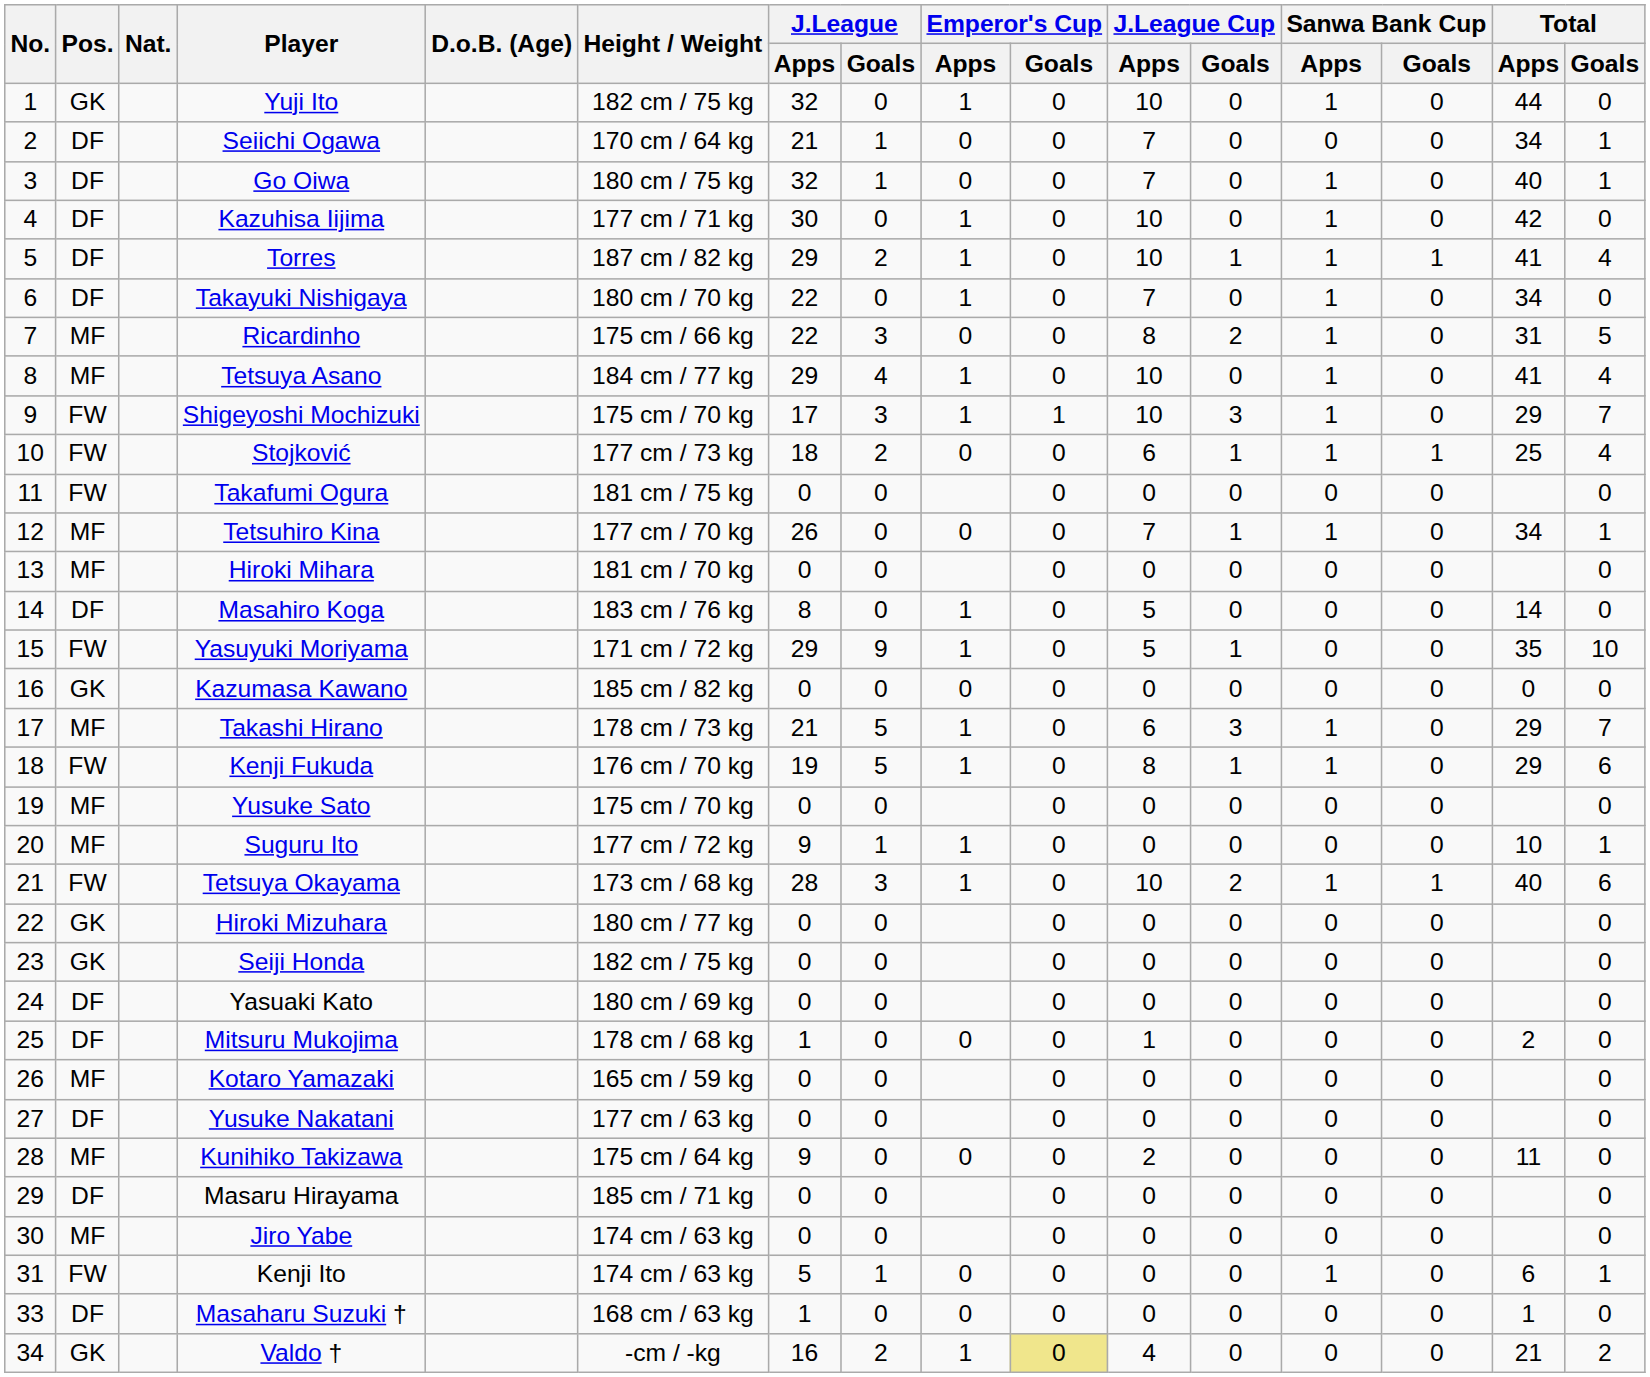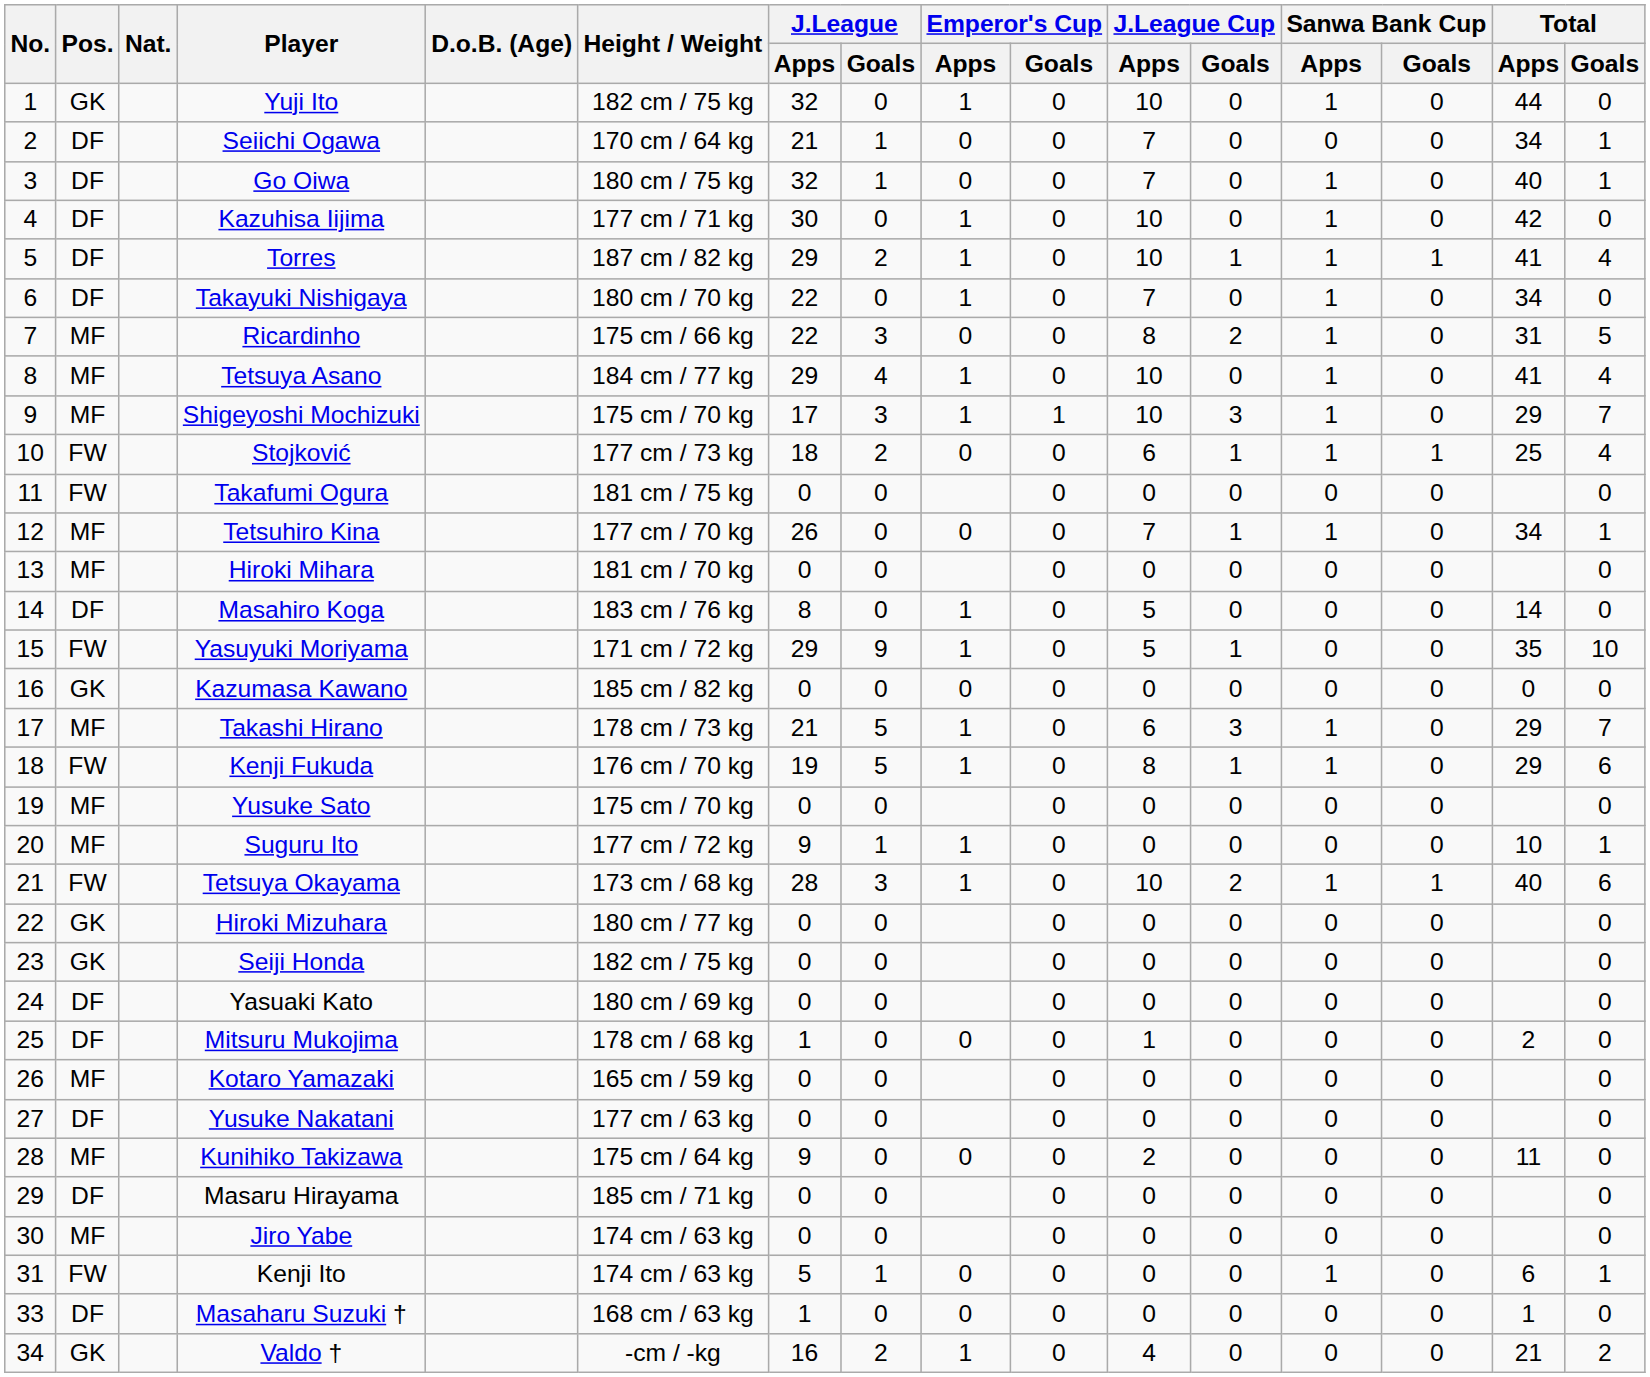(88, 414) FW -> (88, 414) MF
(1059, 1352) khaki background -> (1059, 1352) no background
